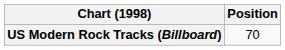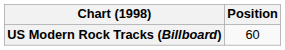(253, 34) 70 -> (253, 34) 60
